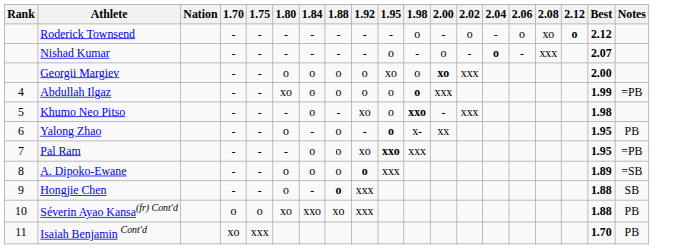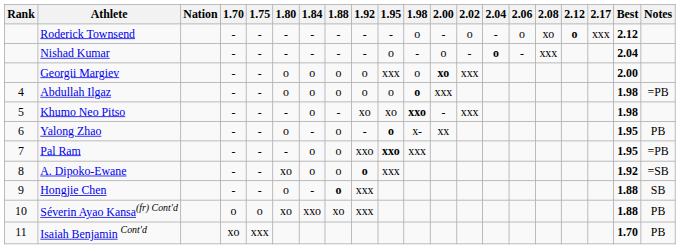+ column: (601, 14)
(601, 53) 2.07 -> (628, 53) 2.04
(391, 73) xo -> (391, 73) xxx
(286, 92) xo -> (286, 92) o
(601, 92) 1.99 -> (628, 92) 1.98
(391, 112) o -> (391, 112) xo
(365, 151) xo -> (365, 151) xxo
(286, 170) o -> (286, 170) xo
(601, 170) 1.89 -> (628, 170) 1.92
